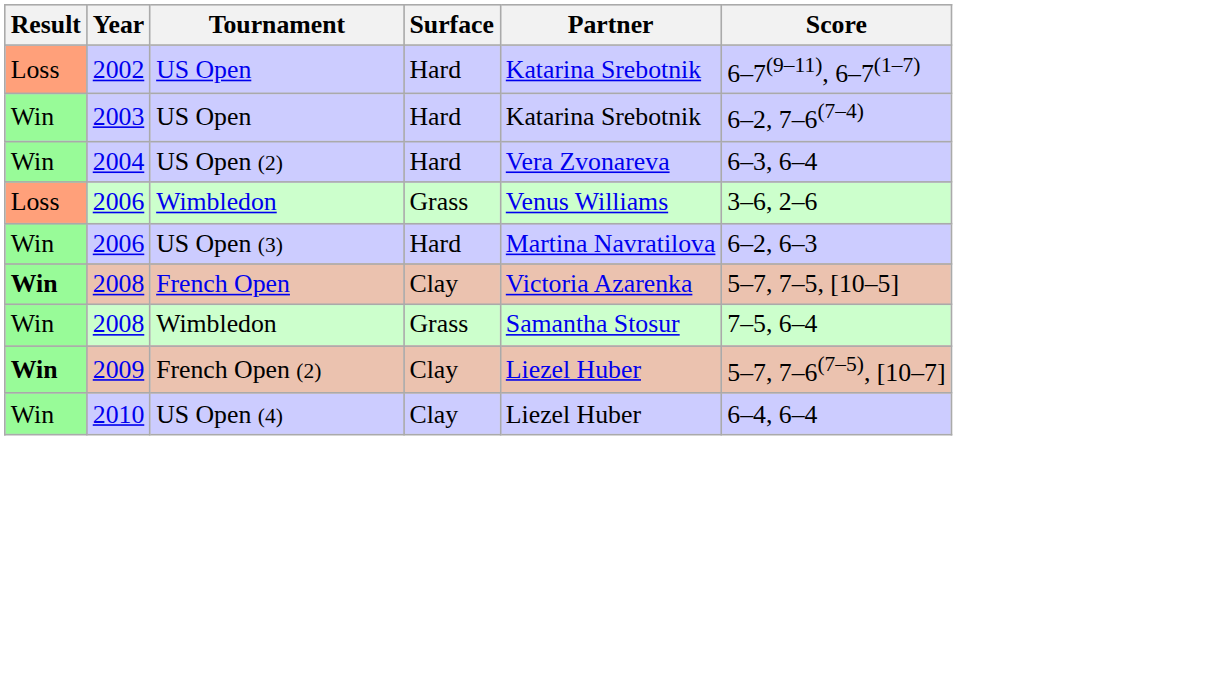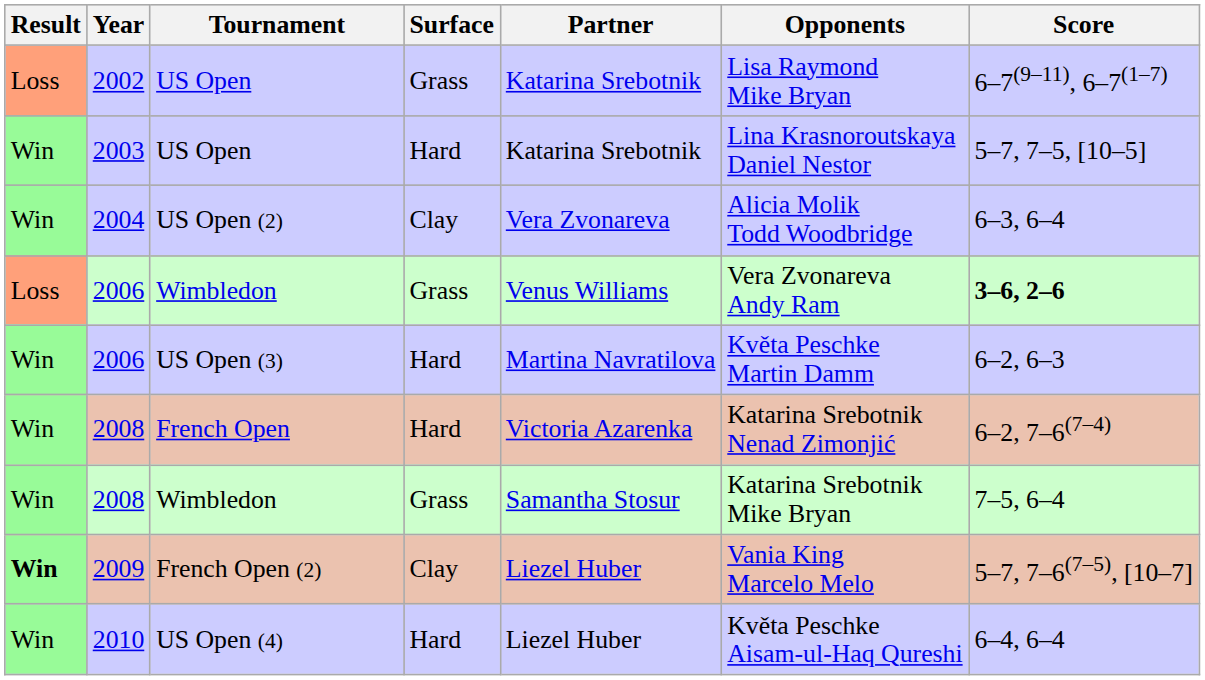+ column: (845, 24)
(435, 69) Hard -> (439, 80) Grass
(796, 117) 6–2, 7–6(7–4) -> (1060, 150) 5–7, 7–5, [10–5]
(435, 161) Hard -> (434, 219) Clay
(772, 202) normal -> (1020, 289) bold
(34, 283) bold -> (32, 429) normal
(434, 283) Clay -> (435, 429) Hard
(813, 283) 5–7, 7–5, [10–5] -> (1043, 429) 6–2, 7–6(7–4)
(434, 413) Clay -> (435, 638) Hard
